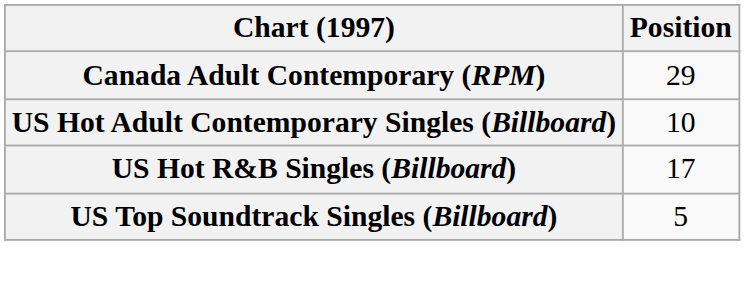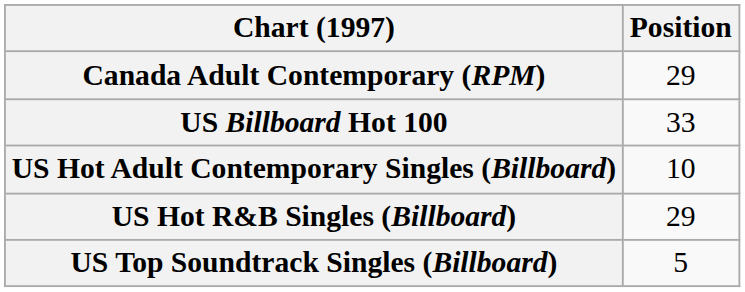+ row: (314, 121)
(681, 168) 17 -> (681, 215) 29
